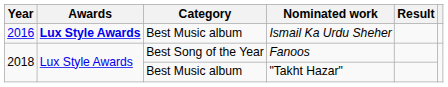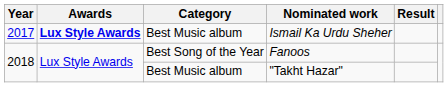(21, 33) 2016 -> (21, 33) 2017
